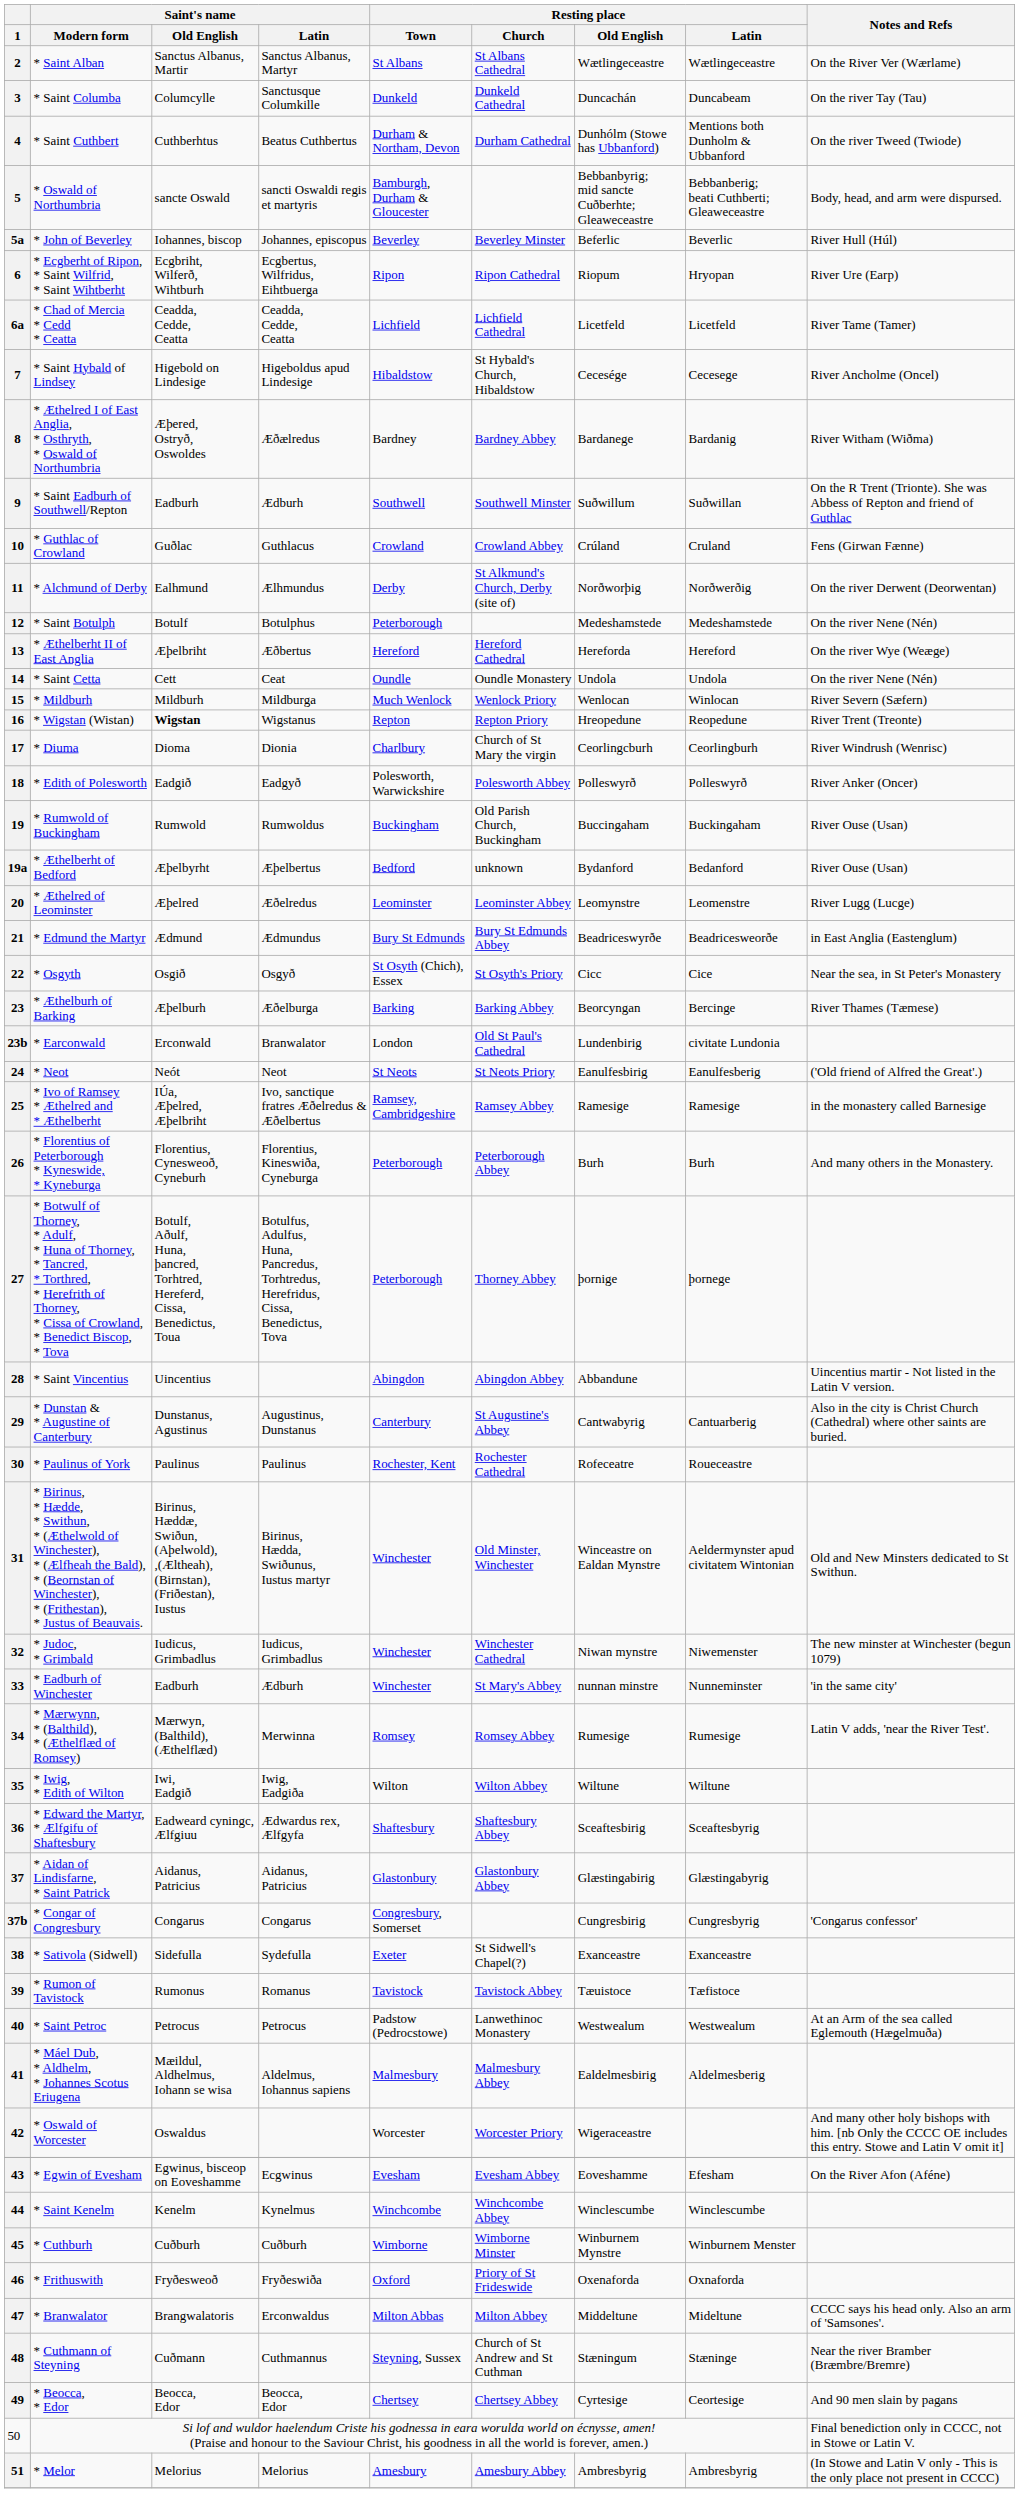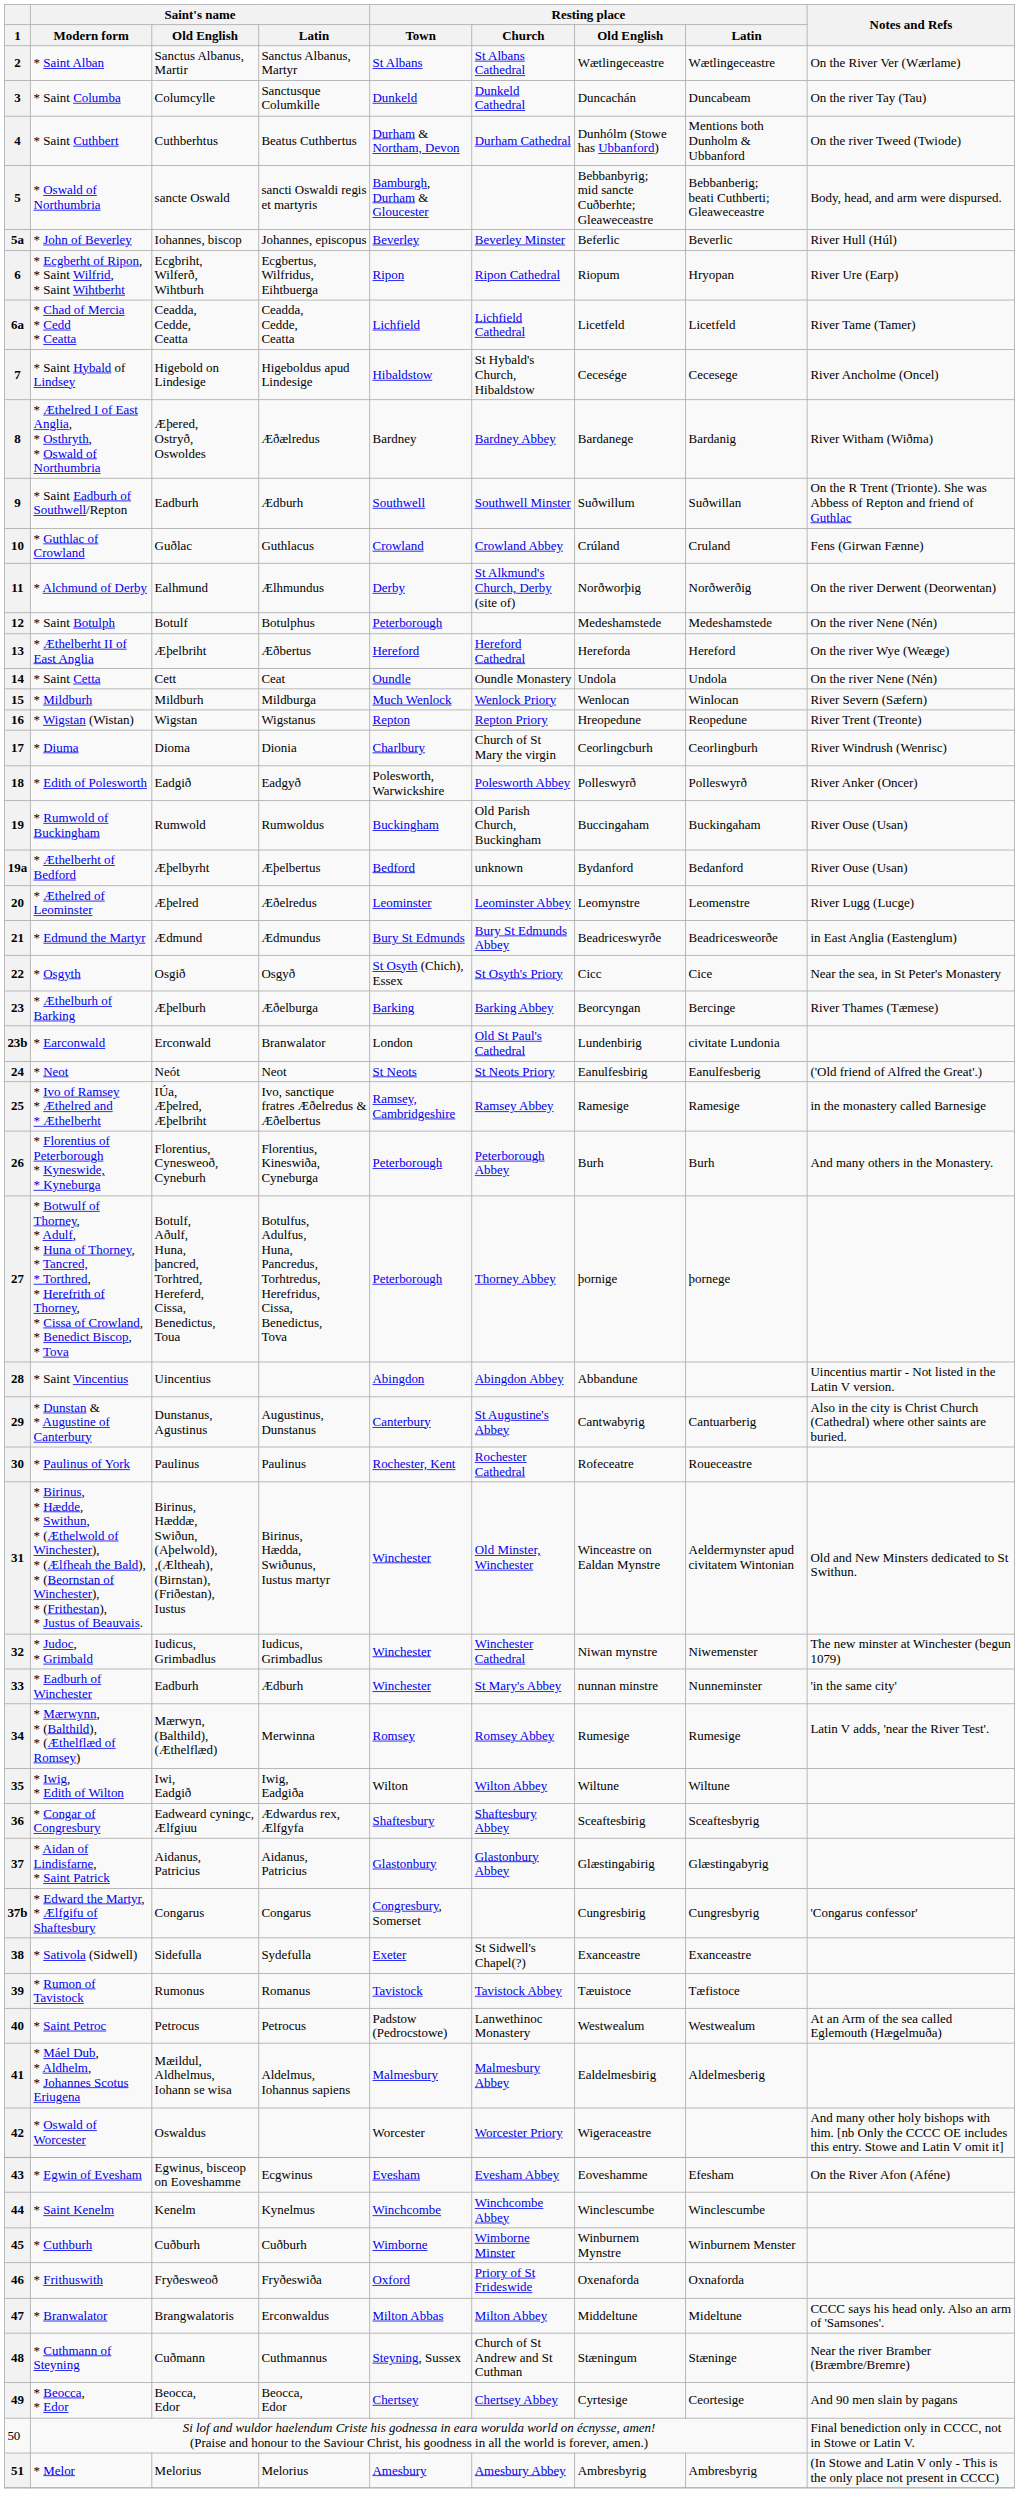(178, 720) bold -> (176, 720) normal
(89, 1828) * Edward the Martyr, * Ælfgifu of Shaftesbury -> (67, 1821) * Congar of Congresbury
(67, 1920) * Congar of Congresbury -> (89, 1913) * Edward the Martyr, * Ælfgifu of Shaftesbury
